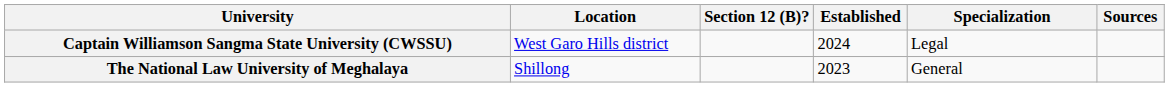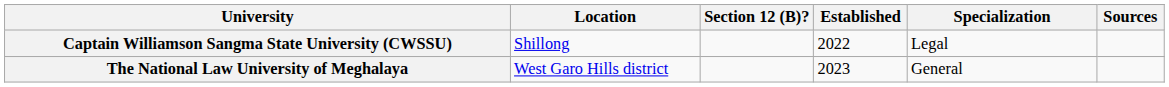(591, 43) West Garo Hills district -> (542, 43) Shillong
(834, 43) 2024 -> (834, 43) 2022
(542, 69) Shillong -> (591, 69) West Garo Hills district
